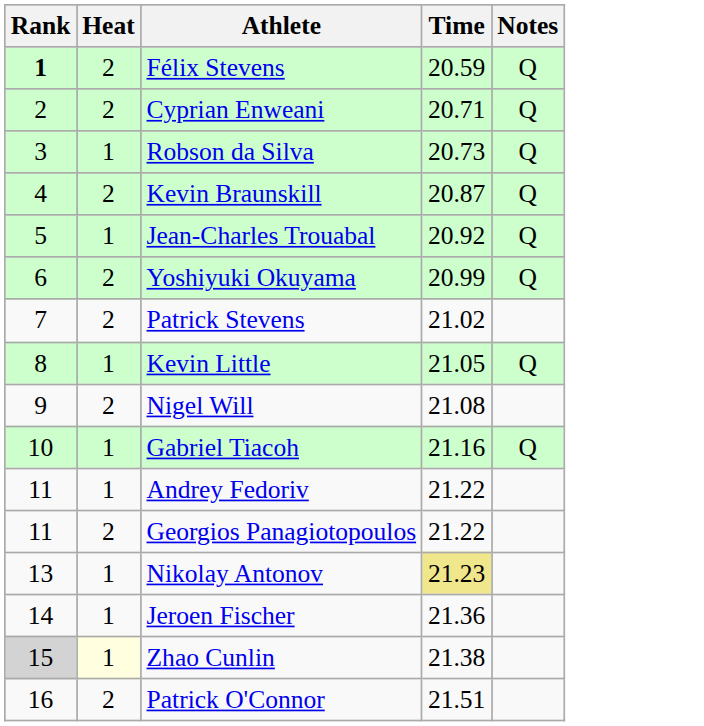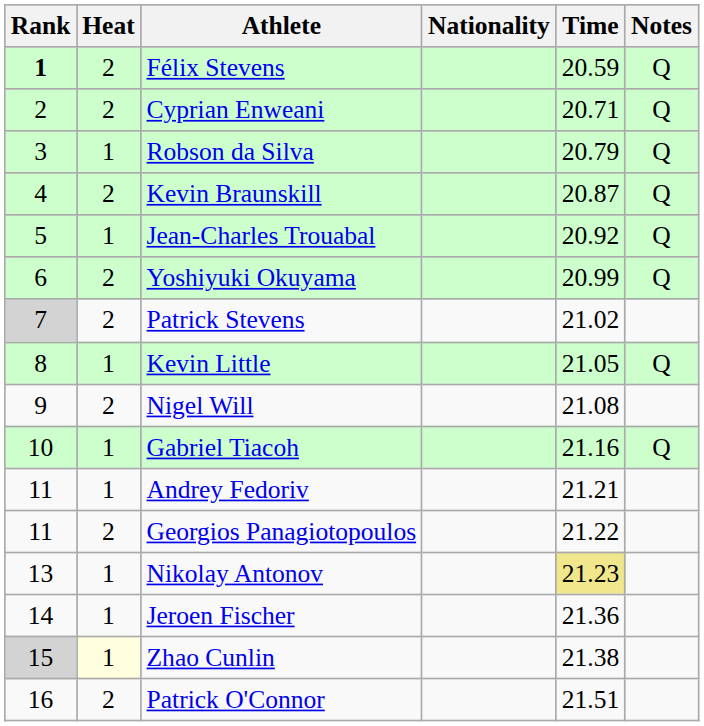+ column: (489, 25)
(457, 152) 20.73 -> (590, 152) 20.79
(41, 320) no background -> (41, 320) lightgrey background
(457, 488) 21.22 -> (590, 488) 21.21
